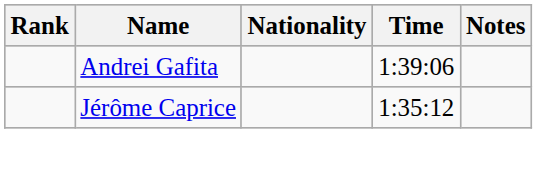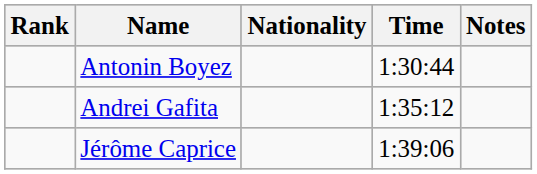+ row: (156, 66)
(416, 66) 1:39:06 -> (416, 107) 1:35:12
(416, 107) 1:35:12 -> (416, 148) 1:39:06
